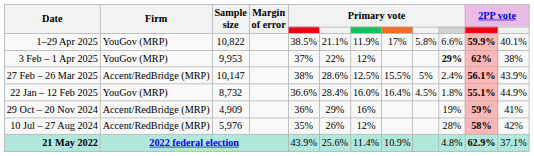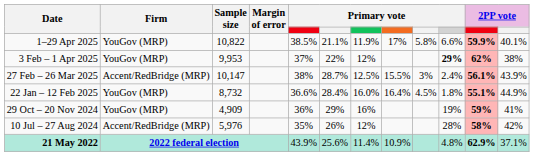(335, 75) 28.6% -> (335, 75) 28.7%
(426, 75) 5% -> (426, 75) 3%
(156, 109) Accent/RedBridge (MRP) -> (135, 109) YouGov (MRP)
